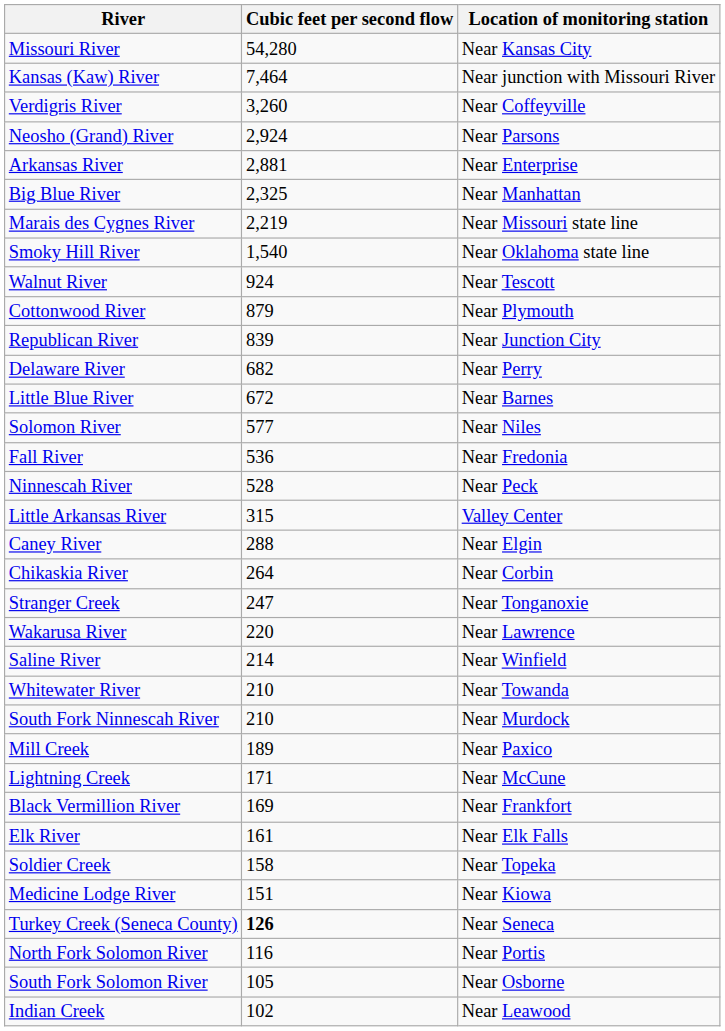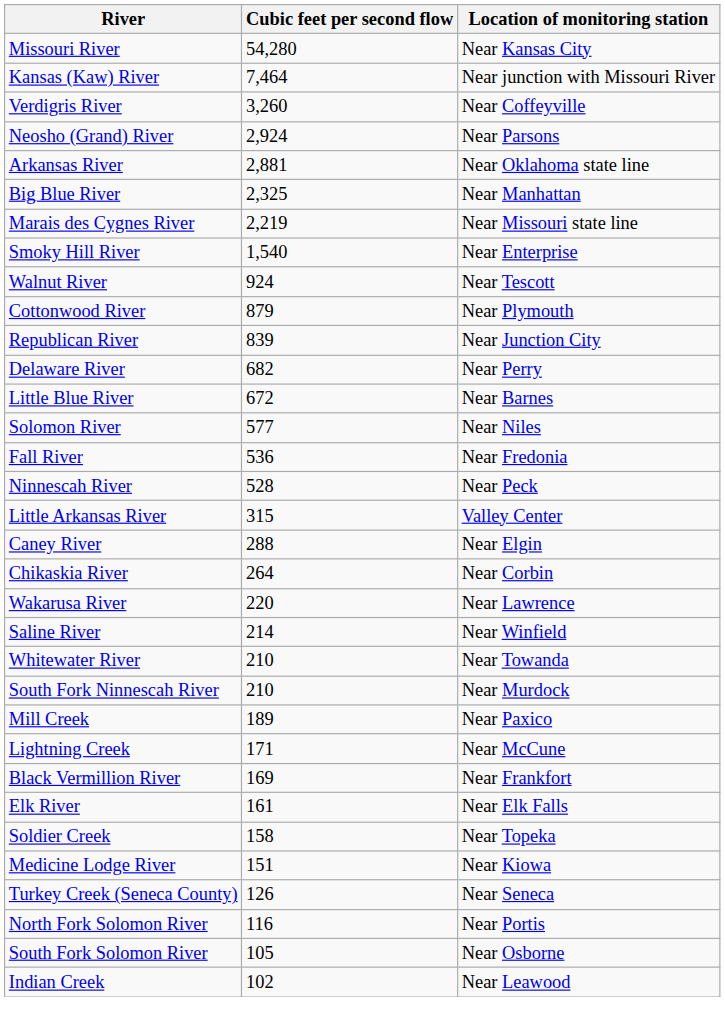(520, 164) Near Enterprise -> (555, 164) Near Oklahoma state line
(555, 252) Near Oklahoma state line -> (520, 252) Near Enterprise
- row: (64, 602)
(260, 923) bold -> (260, 894) normal
